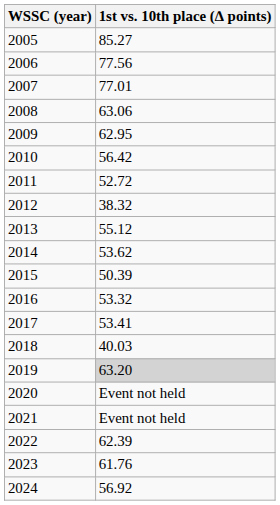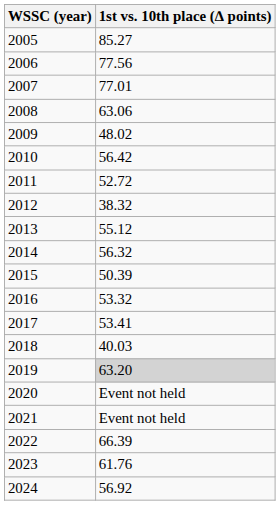(115, 134) 62.95 -> (115, 134) 48.02
(115, 252) 53.62 -> (115, 252) 56.32
(115, 441) 62.39 -> (115, 441) 66.39
